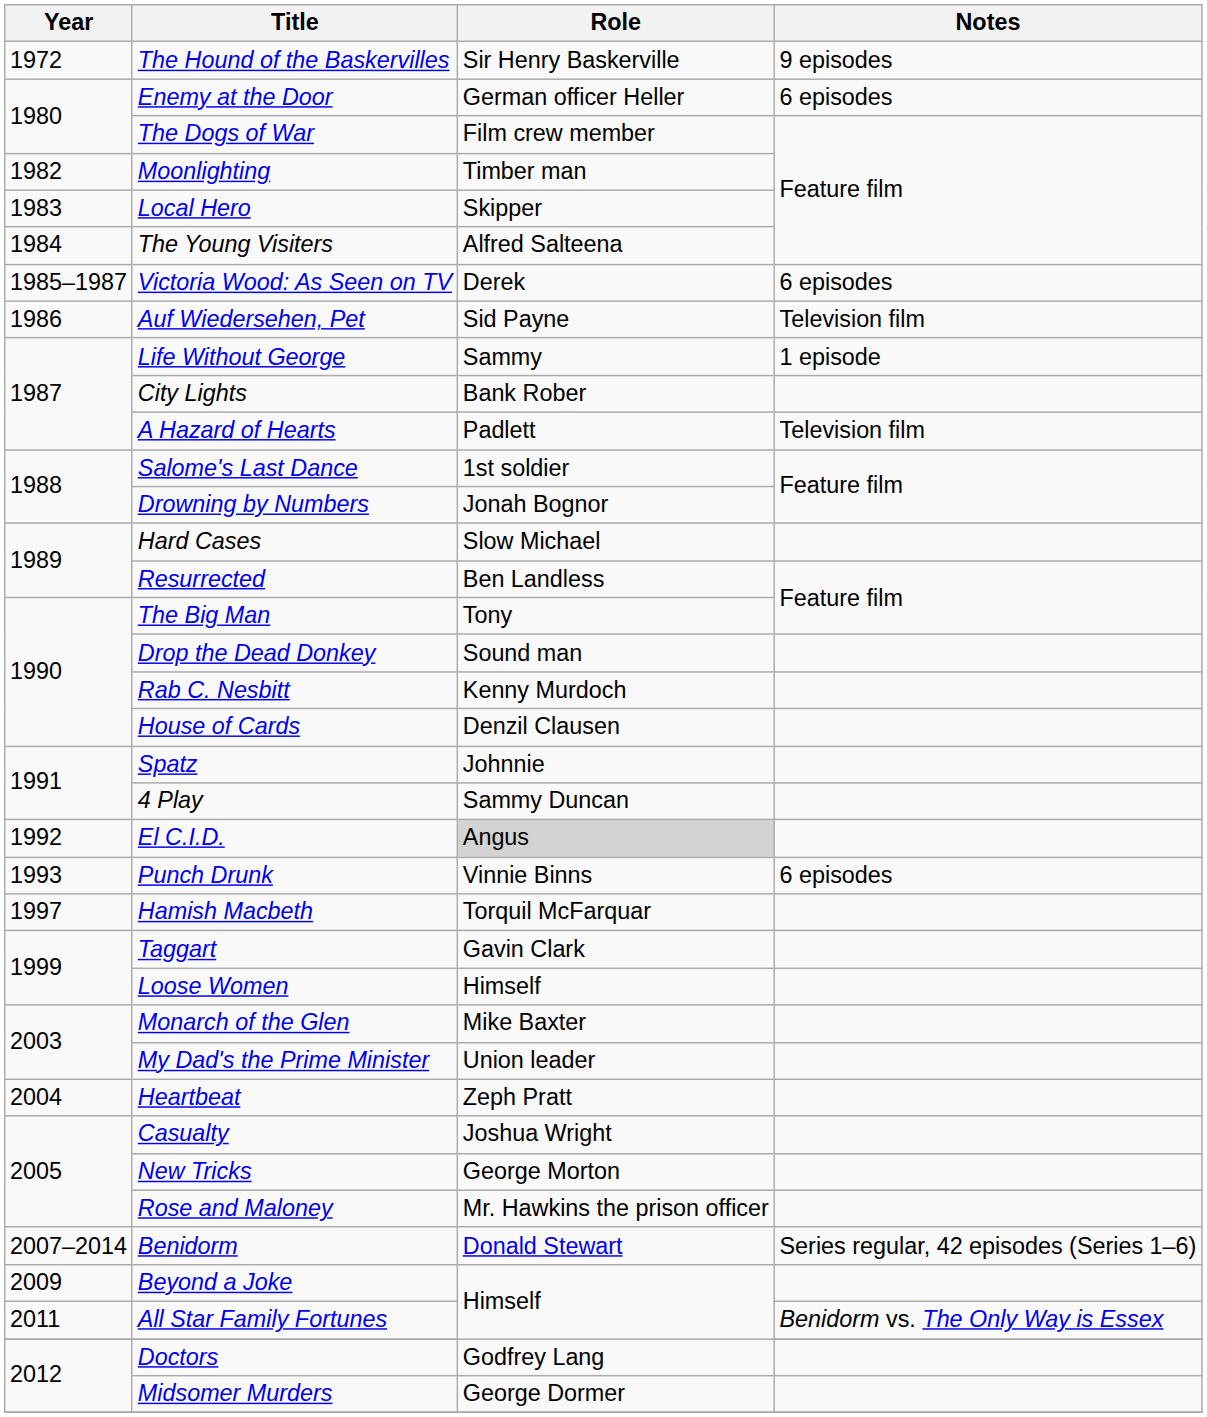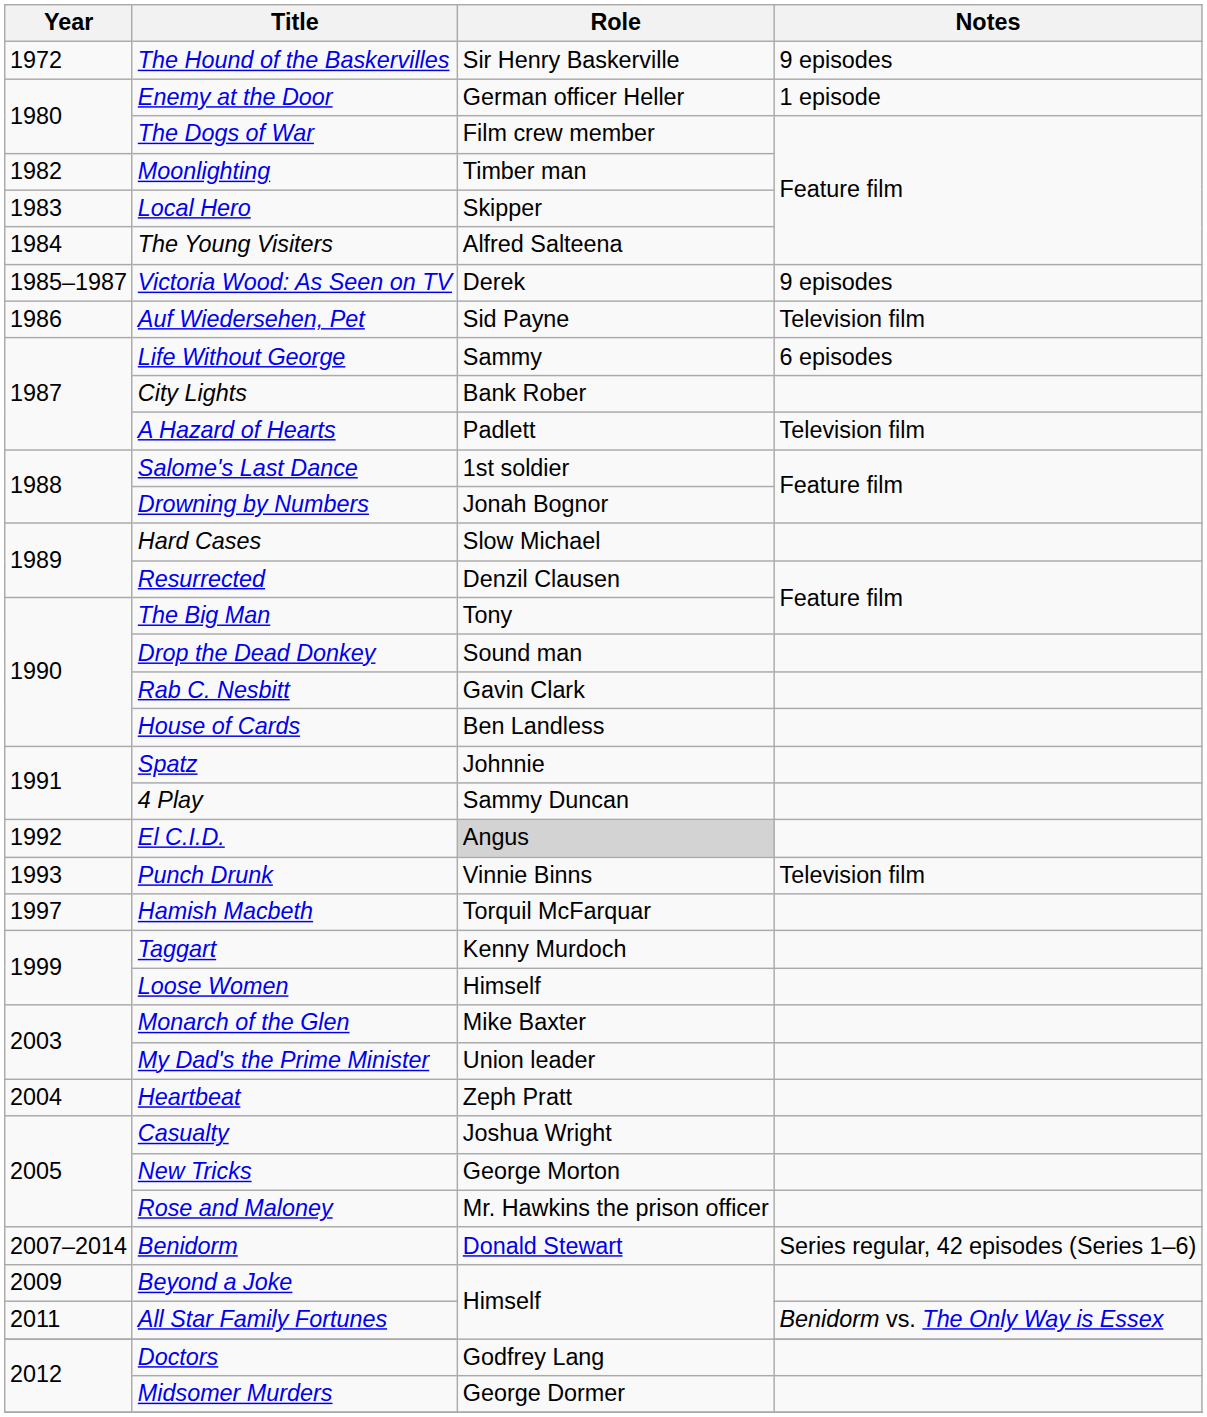(836, 97) 6 episodes -> (830, 97) 1 episode
(836, 282) 6 episodes -> (836, 282) 9 episodes
(830, 356) 1 episode -> (836, 356) 6 episodes
(534, 578) Ben Landless -> (541, 578) Denzil Clausen
(545, 689) Kenny Murdoch -> (524, 689) Gavin Clark
(541, 726) Denzil Clausen -> (534, 726) Ben Landless
(836, 875) 6 episodes -> (852, 875) Television film
(524, 949) Gavin Clark -> (545, 949) Kenny Murdoch
